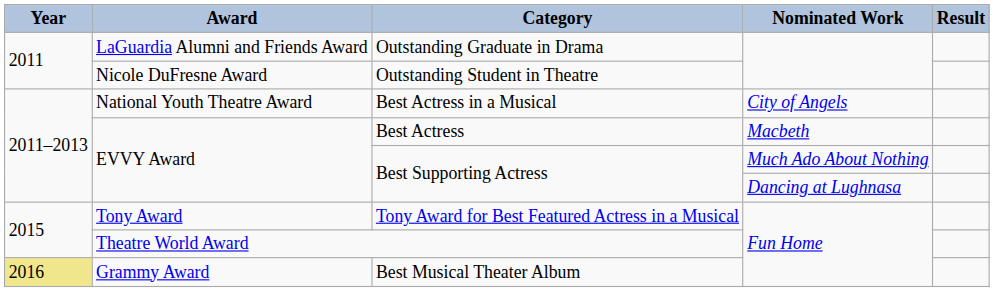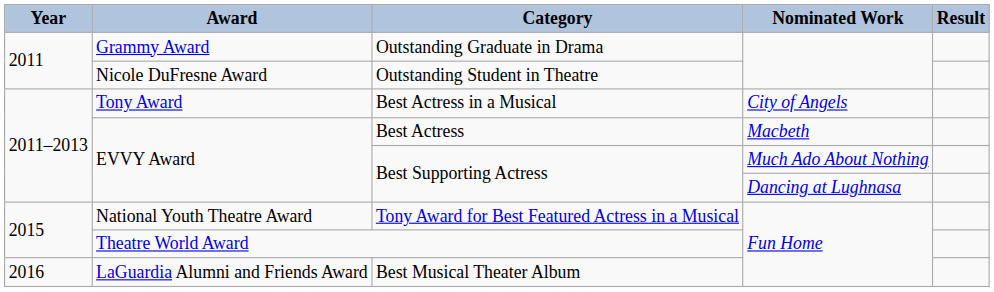(232, 46) LaGuardia Alumni and Friends Award -> (153, 46) Grammy Award
(204, 103) National Youth Theatre Award -> (139, 103) Tony Award
(139, 215) Tony Award -> (204, 215) National Youth Theatre Award
(26, 272) khaki background -> (26, 272) no background
(153, 272) Grammy Award -> (232, 272) LaGuardia Alumni and Friends Award
